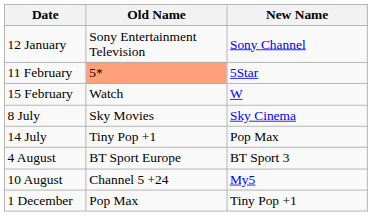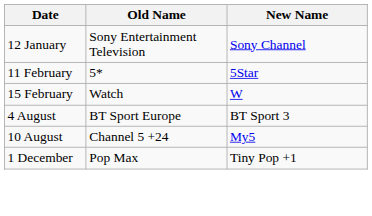(96, 72) lightsalmon background -> (96, 72) no background
- row: (24, 115)
- row: (27, 136)
